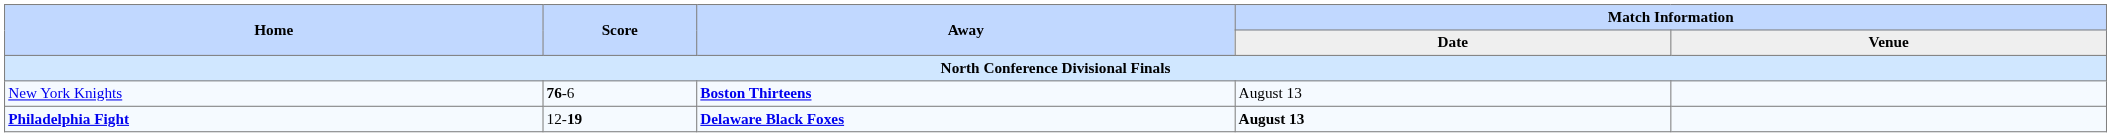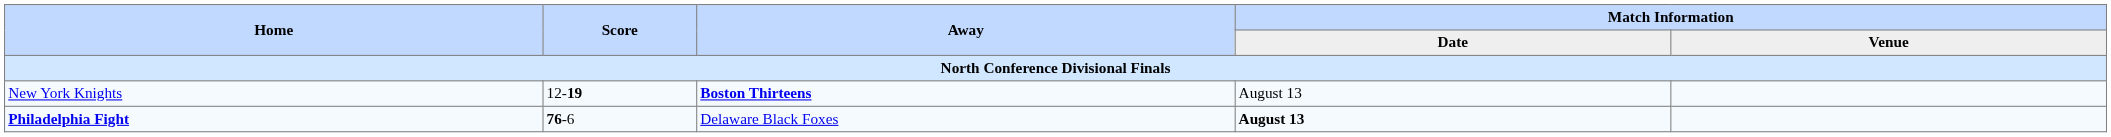(561, 93) 76-6 -> (564, 93) 12-19
(564, 118) 12-19 -> (561, 118) 76-6
(772, 118) bold -> (769, 118) normal
